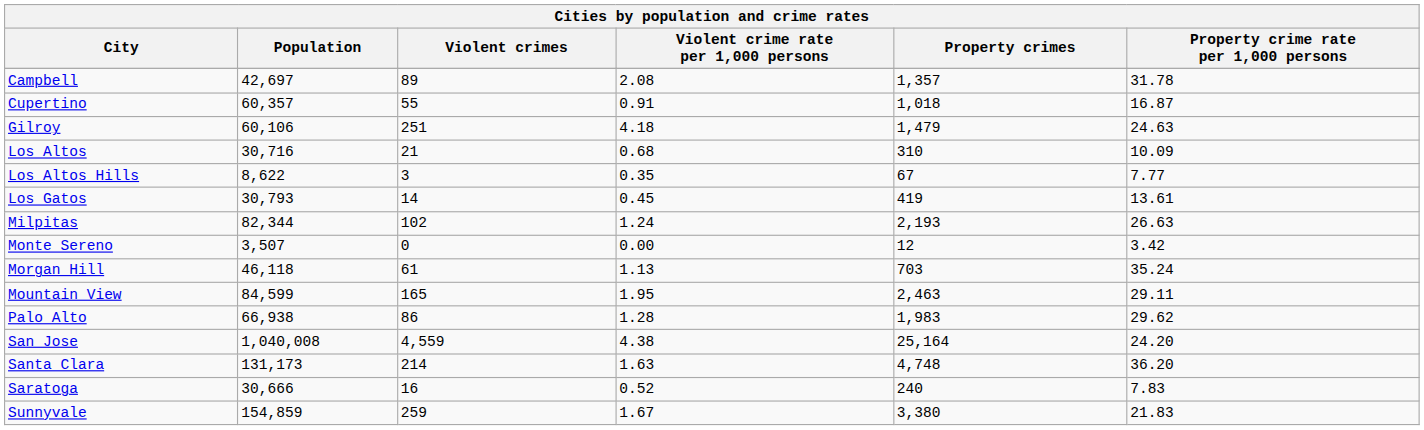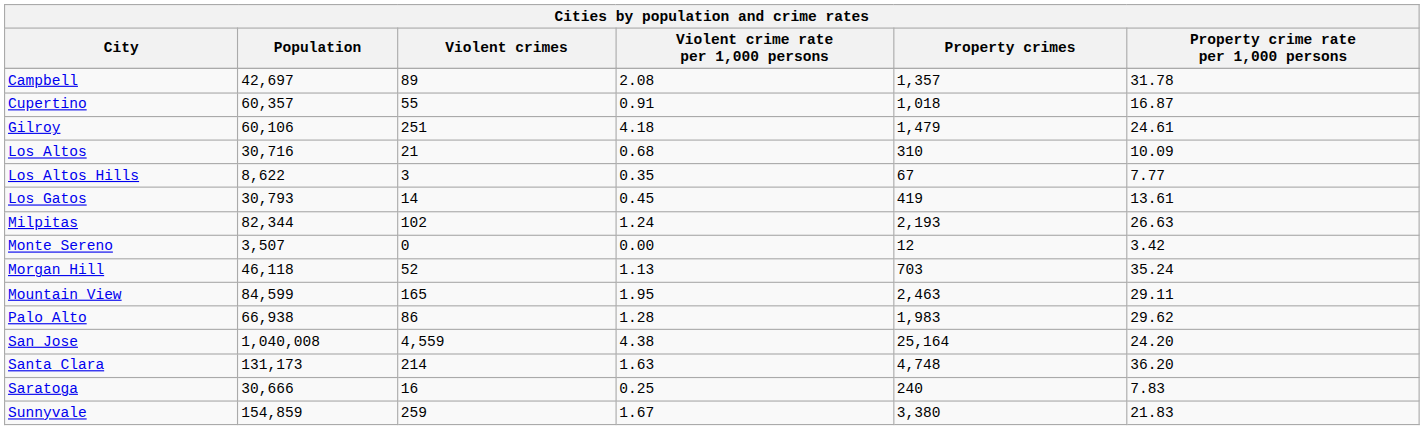(1152, 128) 24.63 -> (1152, 128) 24.61
(409, 271) 61 -> (409, 271) 52
(637, 389) 0.52 -> (637, 389) 0.25
